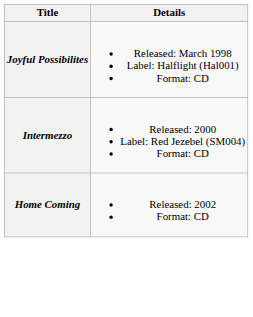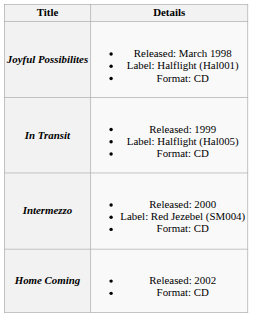+ row: (47, 135)
